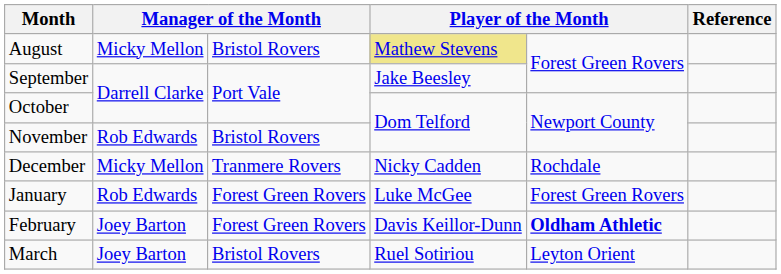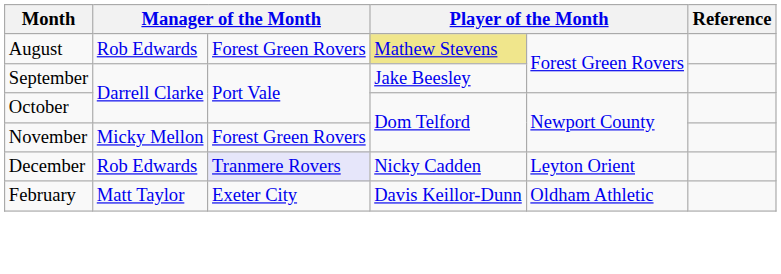(150, 48) Micky Mellon -> (147, 48) Rob Edwards
(266, 48) Bristol Rovers -> (289, 48) Forest Green Rovers
(147, 136) Rob Edwards -> (150, 136) Micky Mellon
(266, 136) Bristol Rovers -> (289, 136) Forest Green Rovers
(150, 166) Micky Mellon -> (147, 166) Rob Edwards
(276, 166) no background -> (276, 166) lavender background
(565, 166) Rochdale -> (583, 166) Leyton Orient
- row: (38, 195)
(141, 225) Joey Barton -> (141, 195) Matt Taylor
(289, 225) Forest Green Rovers -> (255, 195) Exeter City
(596, 225) bold -> (592, 195) normal
- row: (33, 254)
